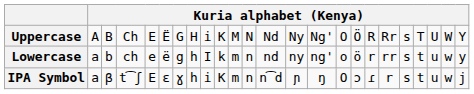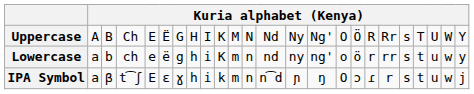(208, 36) i -> (208, 36) I
(208, 57) I -> (208, 57) i
(222, 57) k -> (222, 57) K
(222, 78) K -> (222, 78) k
